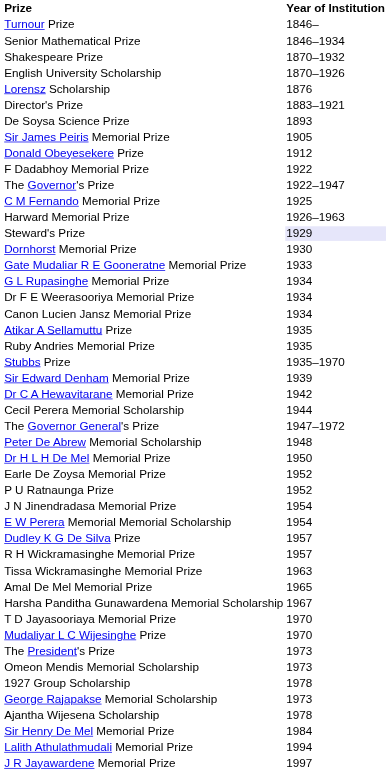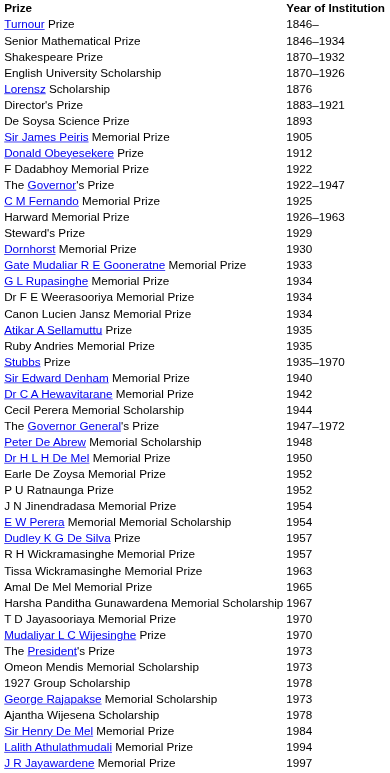(299, 233) lavender background -> (299, 233) no background
(299, 378) 1939 -> (299, 378) 1940
